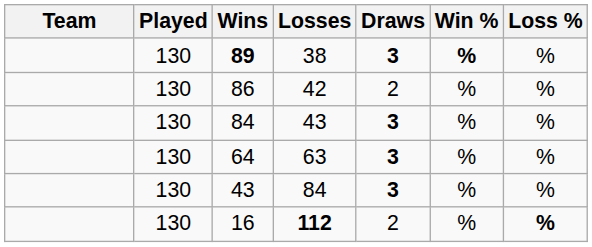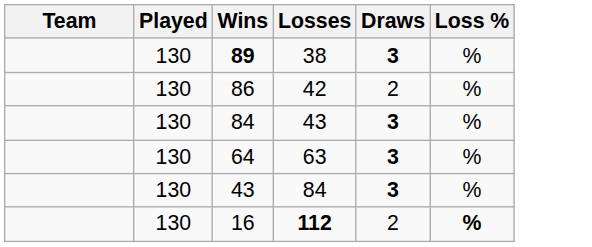- column: (467, 21)
